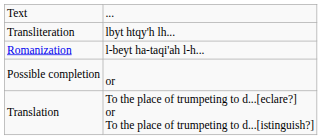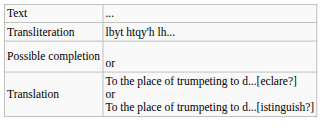- row: (39, 50)
